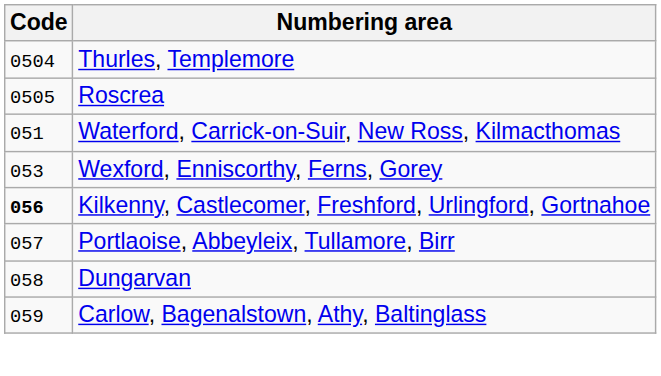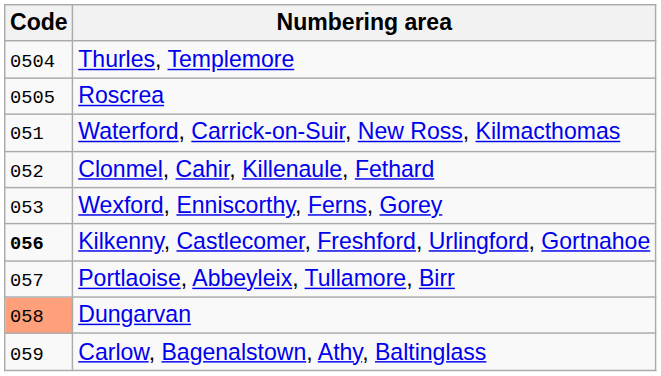+ row: (256, 168)
(27, 281) no background -> (27, 317) lightsalmon background
